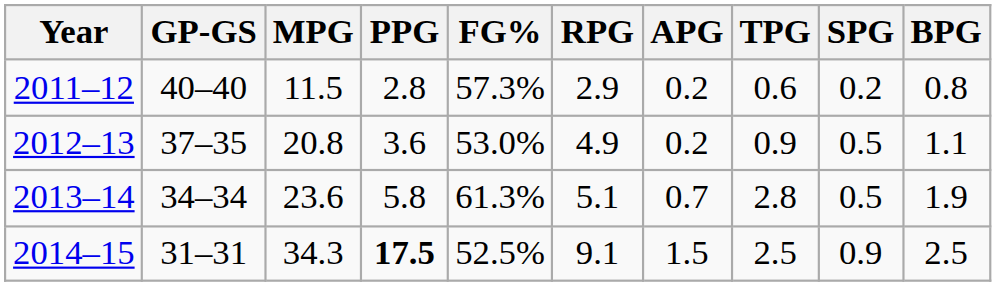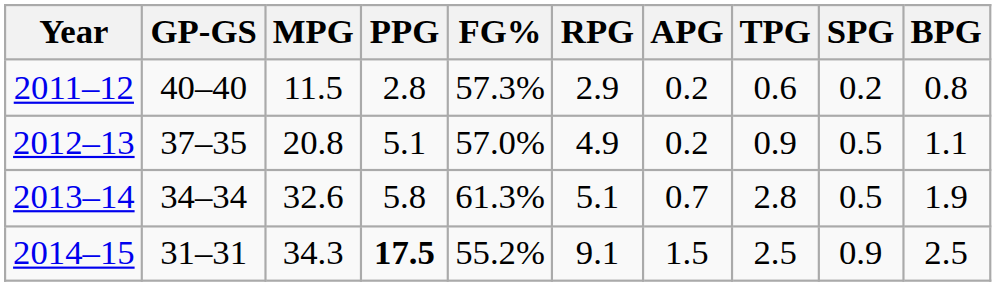(404, 142) 3.6 -> (404, 142) 5.1
(500, 142) 53.0% -> (500, 142) 57.0%
(313, 197) 23.6 -> (313, 197) 32.6
(500, 252) 52.5% -> (500, 252) 55.2%
